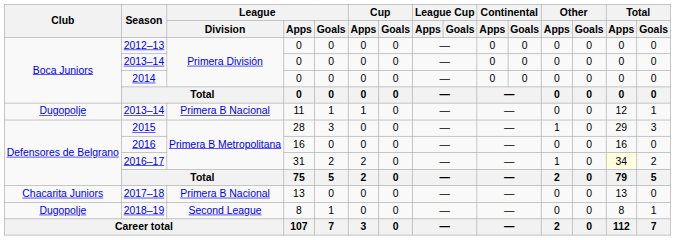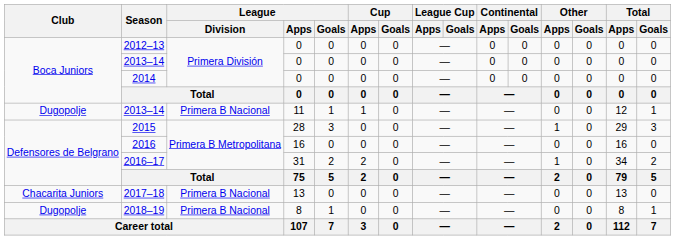(621, 161) lightyellow background -> (621, 161) no background
(225, 210) Second League -> (225, 210) Primera B Nacional
